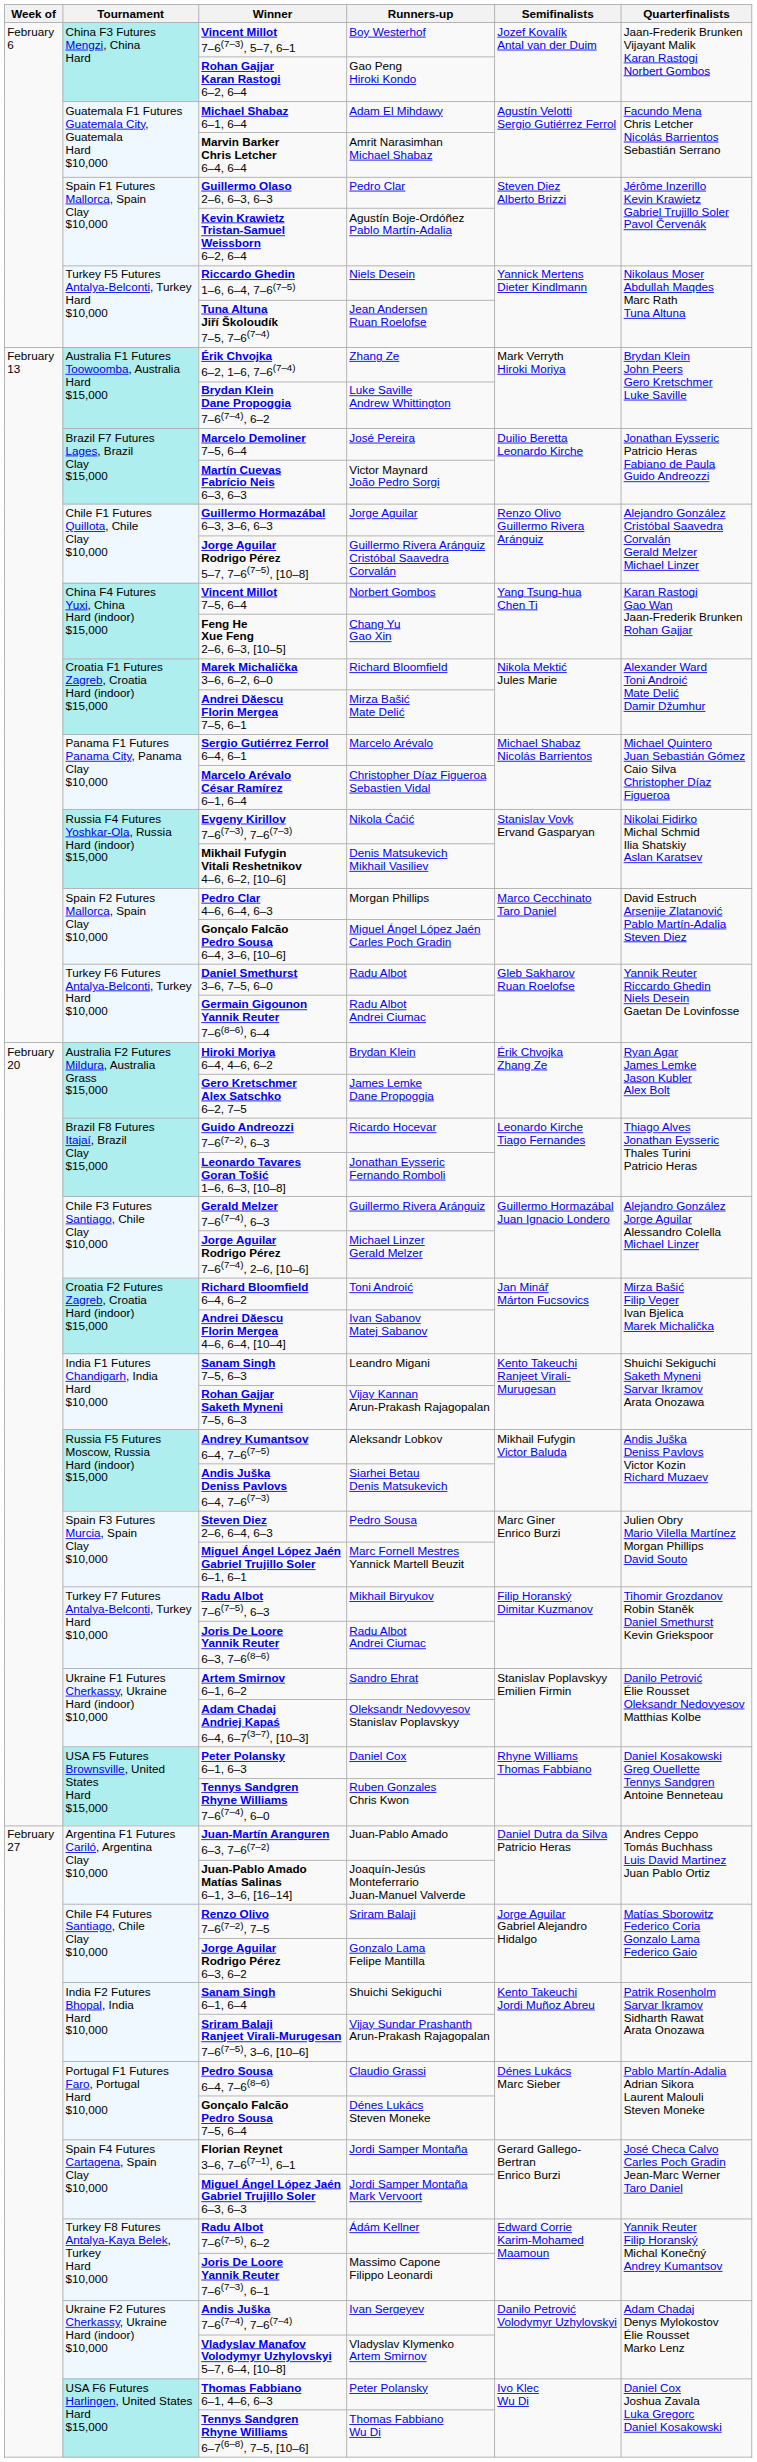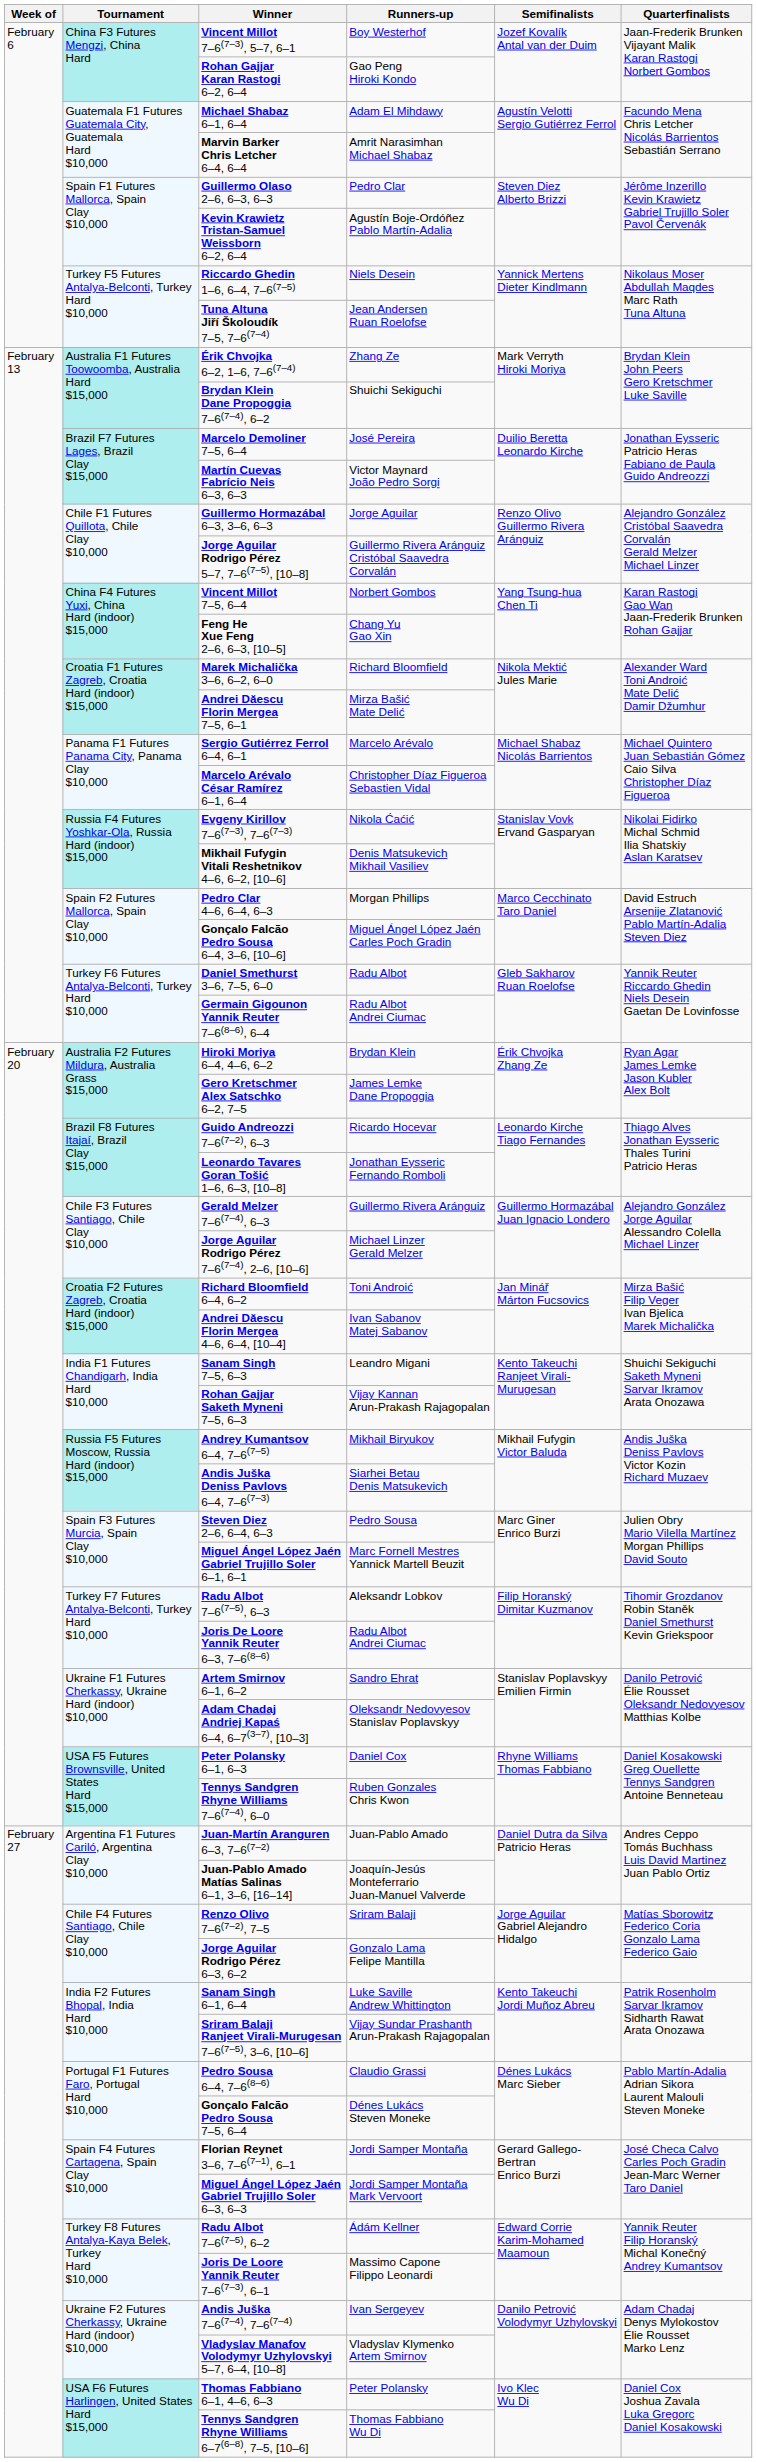(400, 397) Luke Saville Andrew Whittington -> (395, 390) Shuichi Sekiguchi
(396, 1438) Aleksandr Lobkov -> (392, 1438) Mikhail Biryukov
(392, 1596) Mikhail Biryukov -> (396, 1596) Aleksandr Lobkov
(395, 1992) Shuichi Sekiguchi -> (400, 1998) Luke Saville Andrew Whittington
